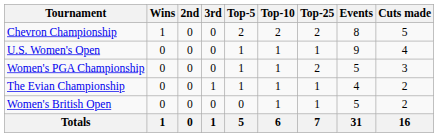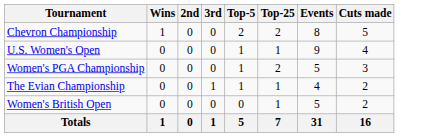- column: (278, 13)
